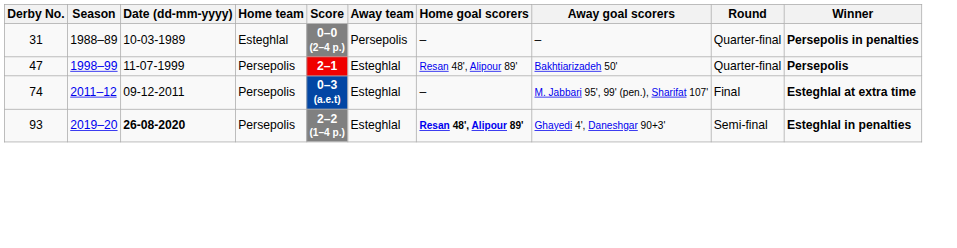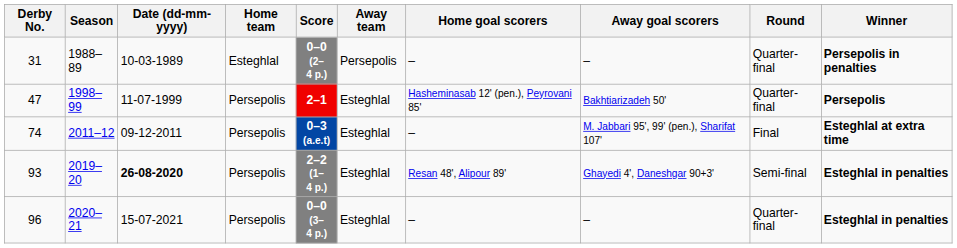(468, 67) Resan 48', Alipour 89' -> (490, 101) Hasheminasab 12' (pen.), Peyrovani 85'
(471, 125) bold -> (457, 174) normal
+ row: (35, 220)
